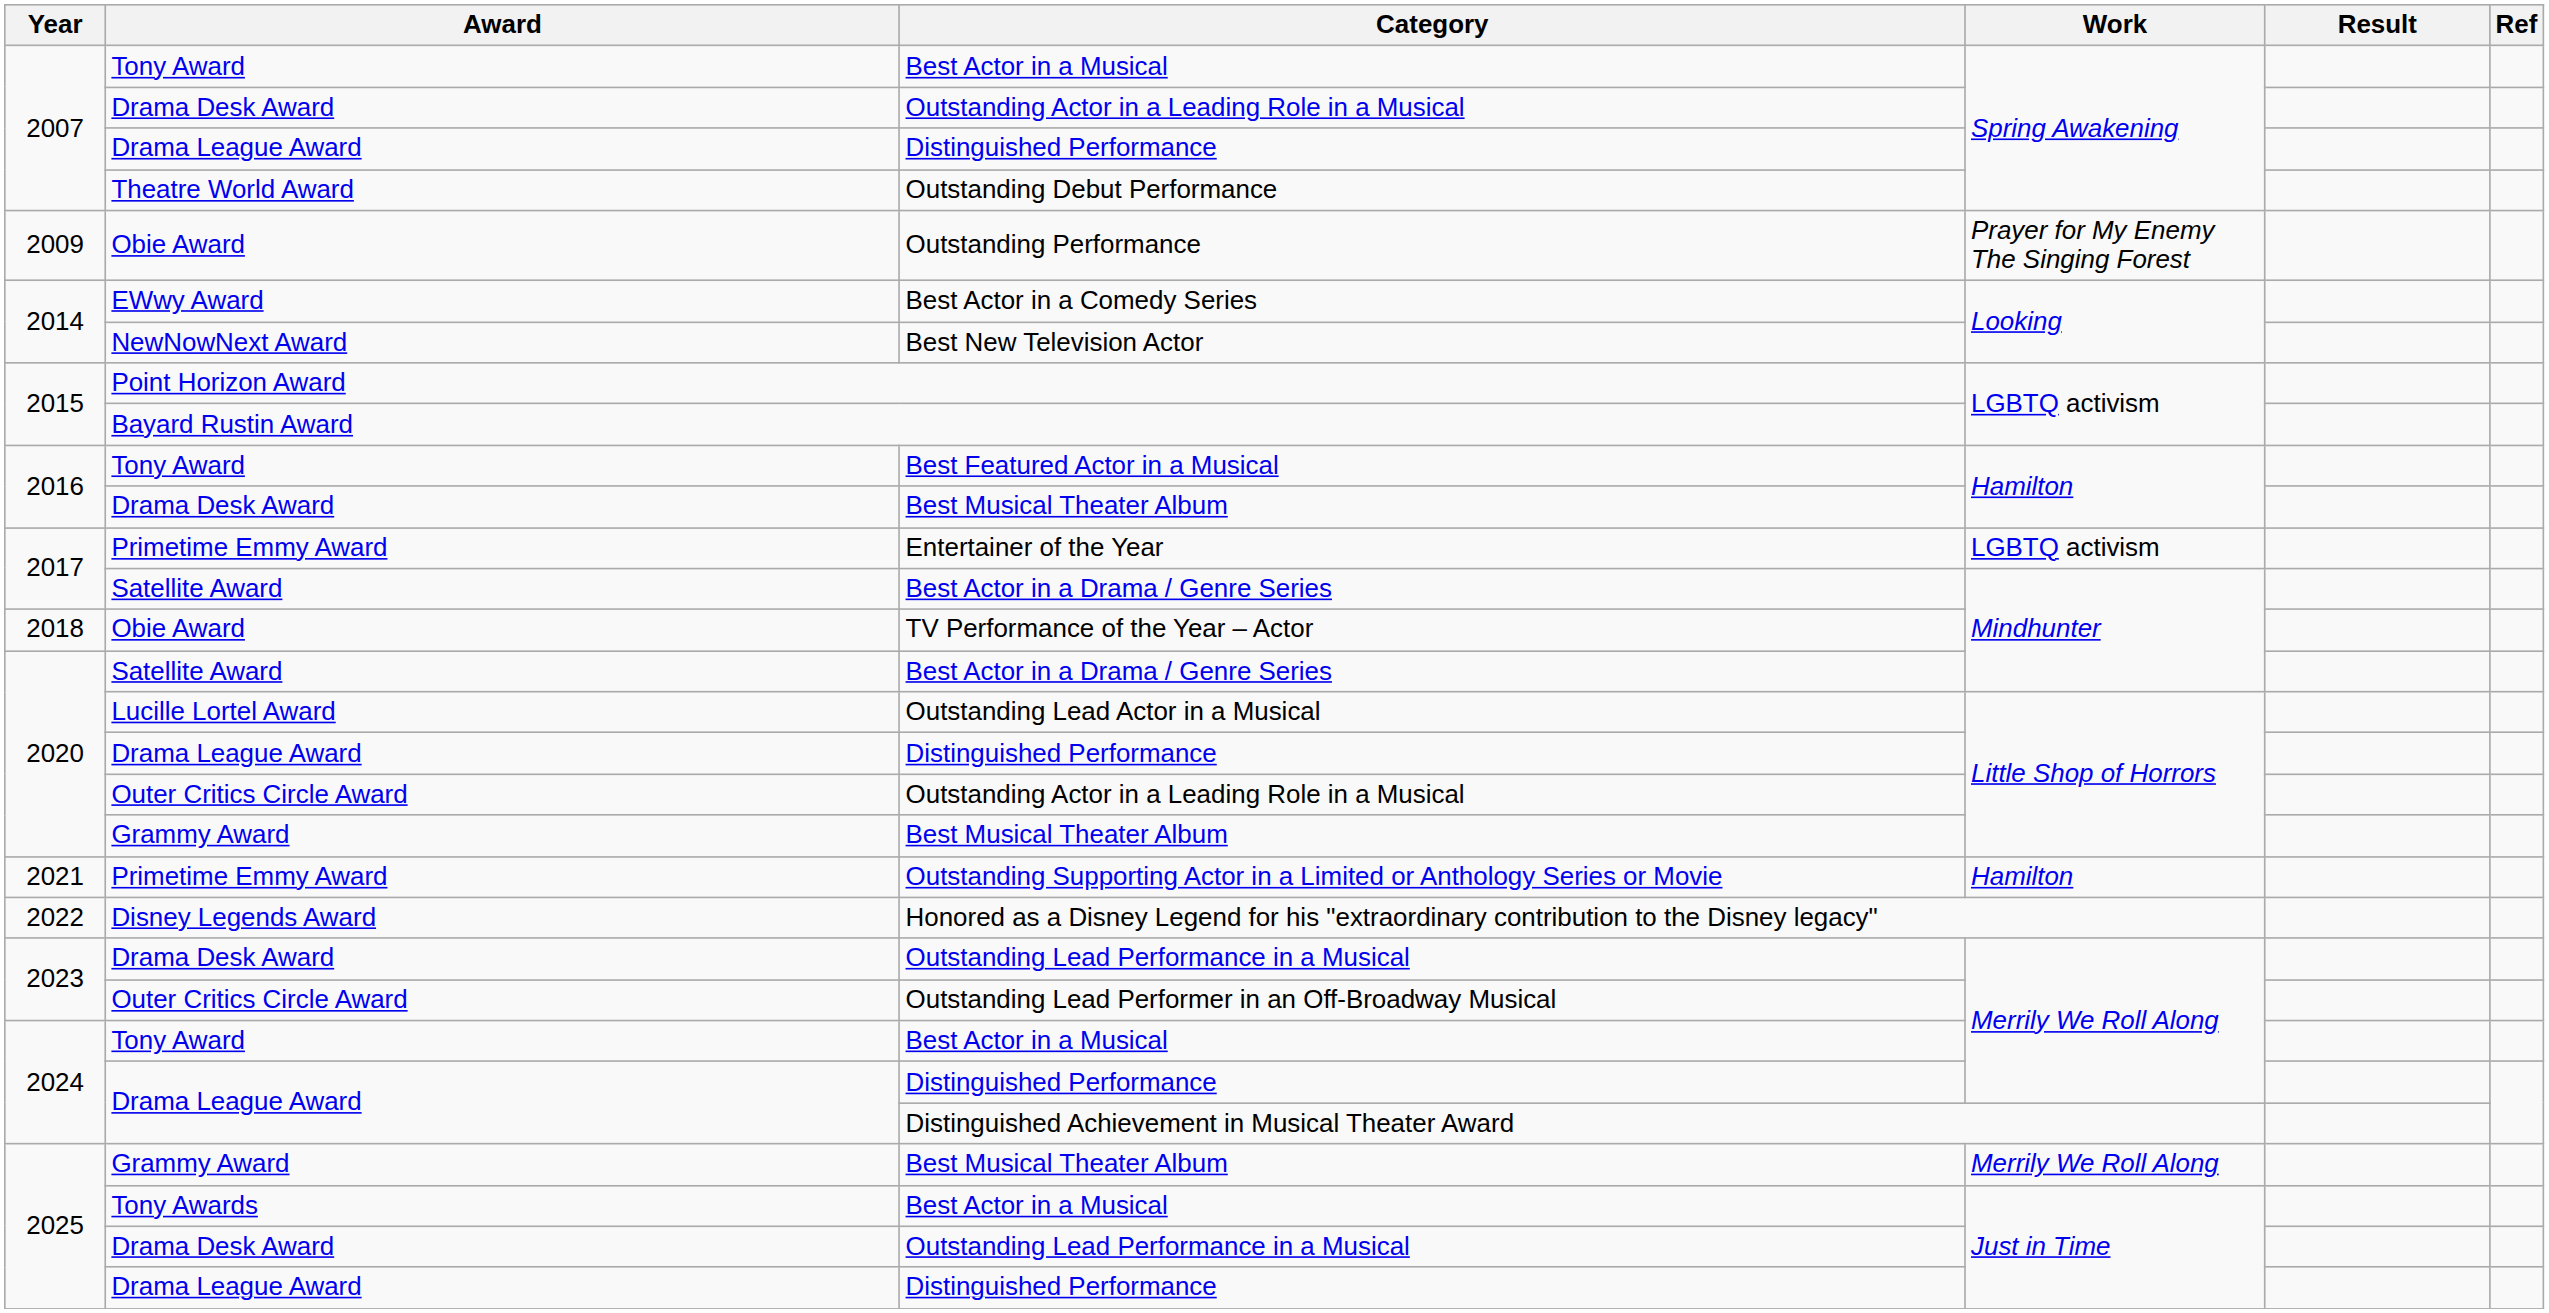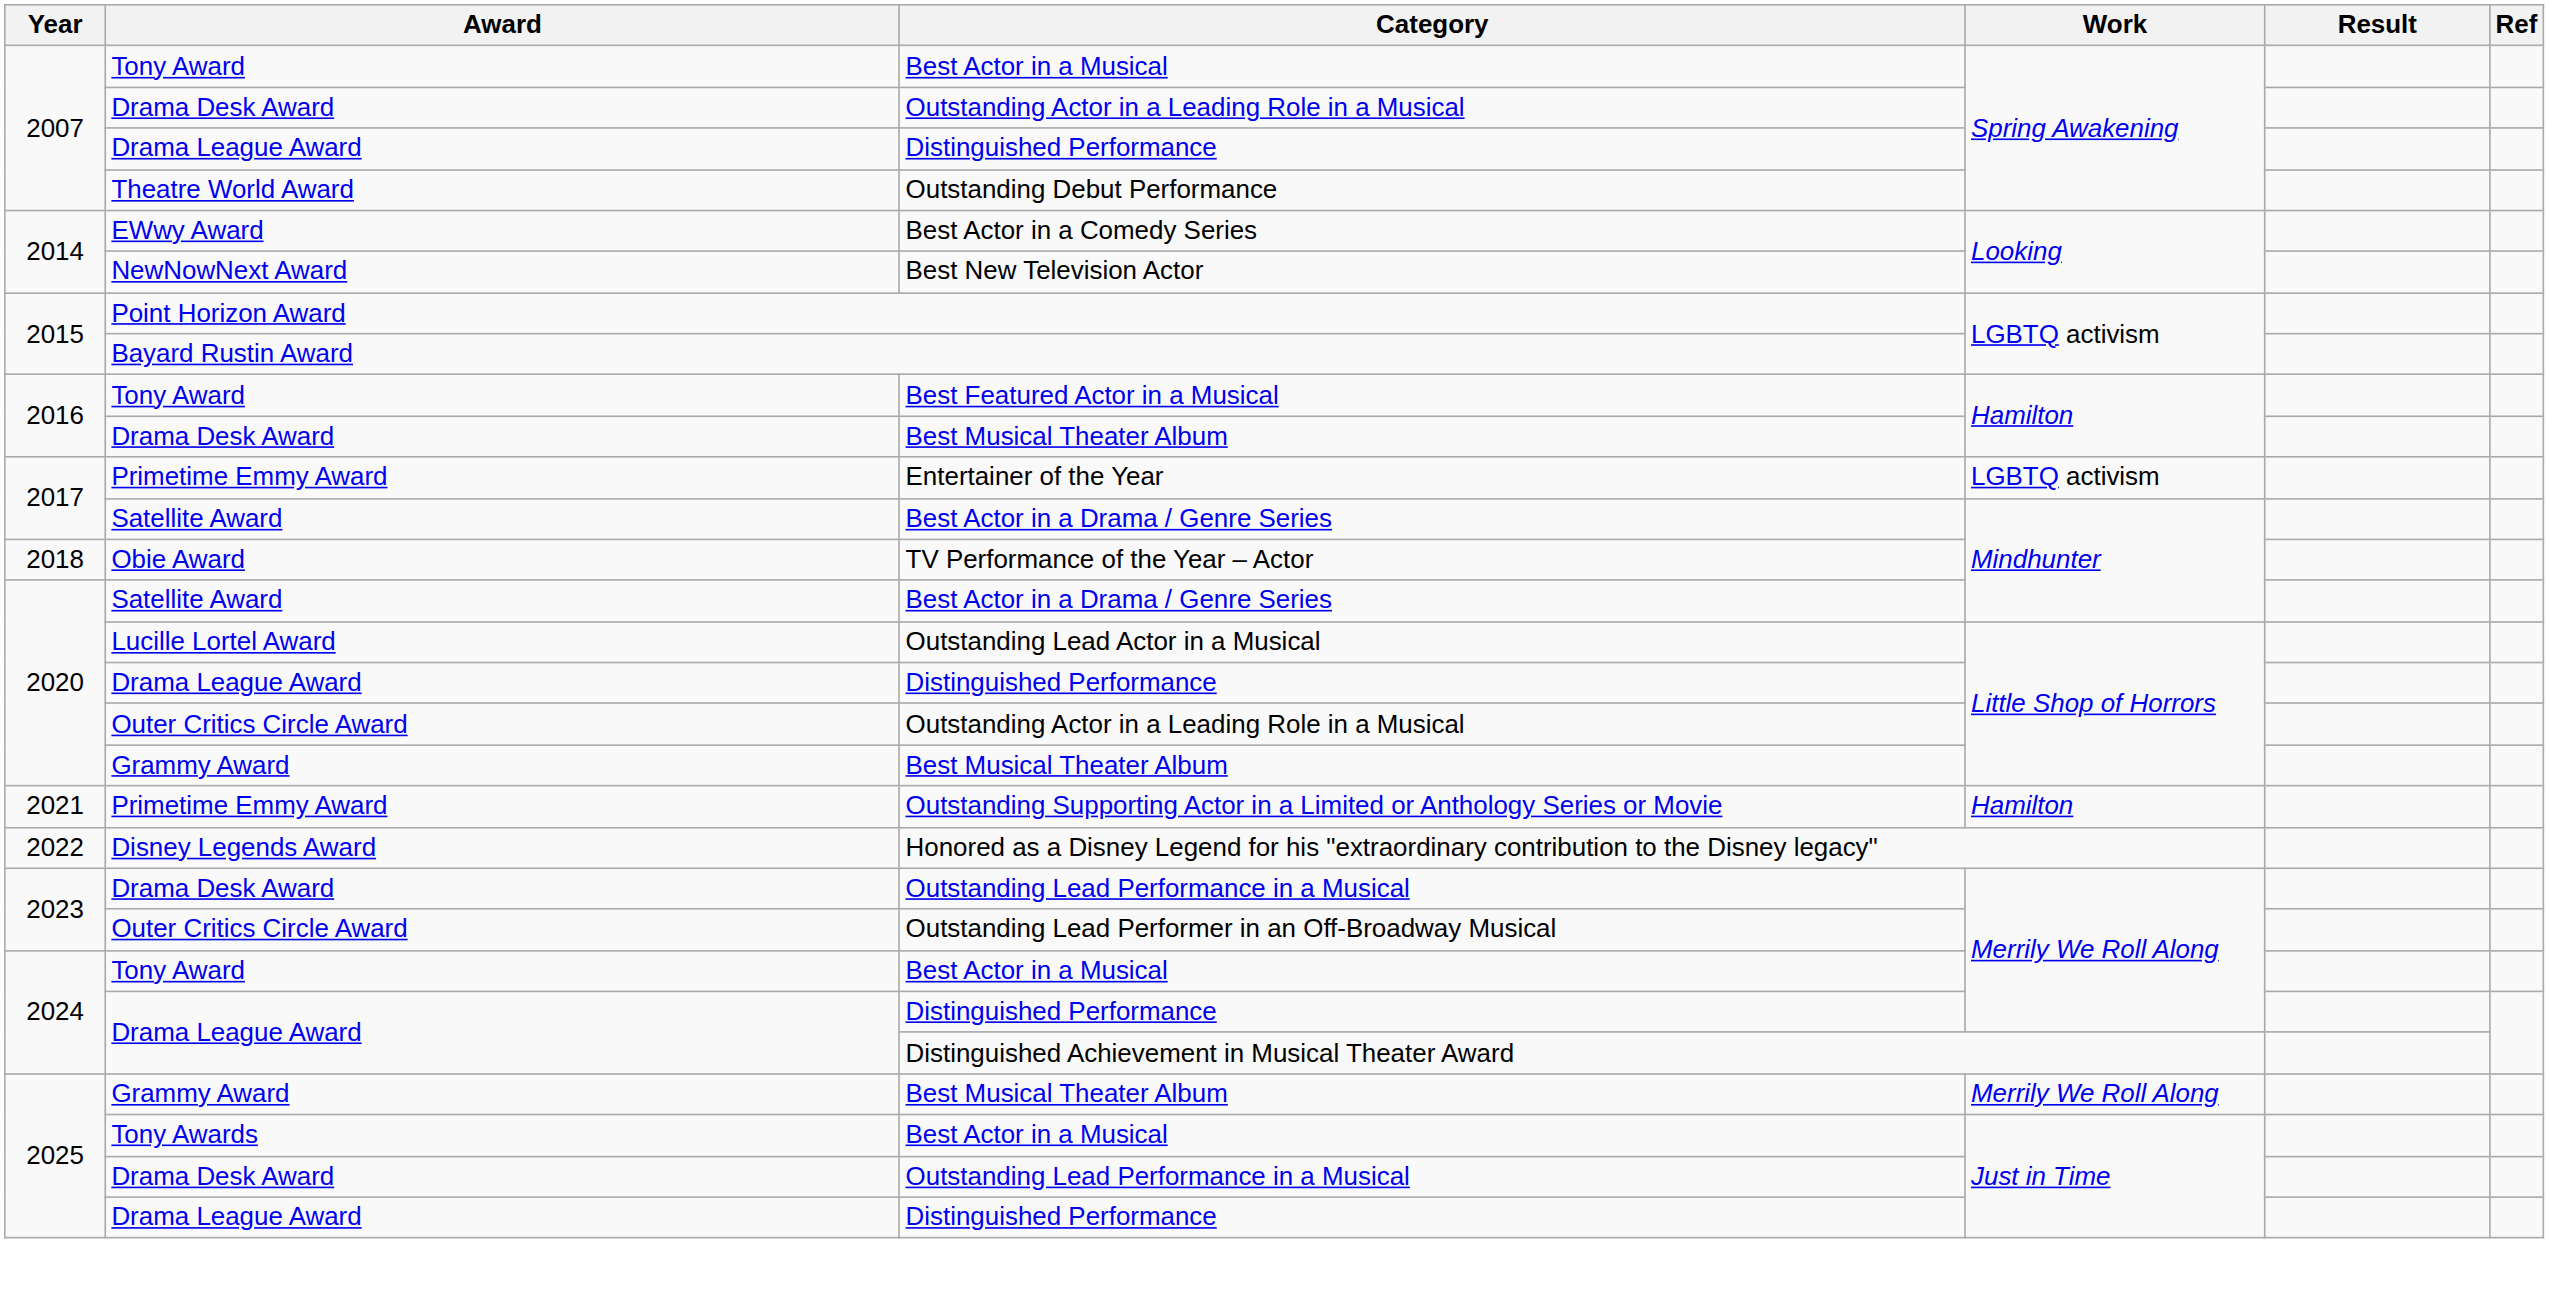- row: (55, 245)
